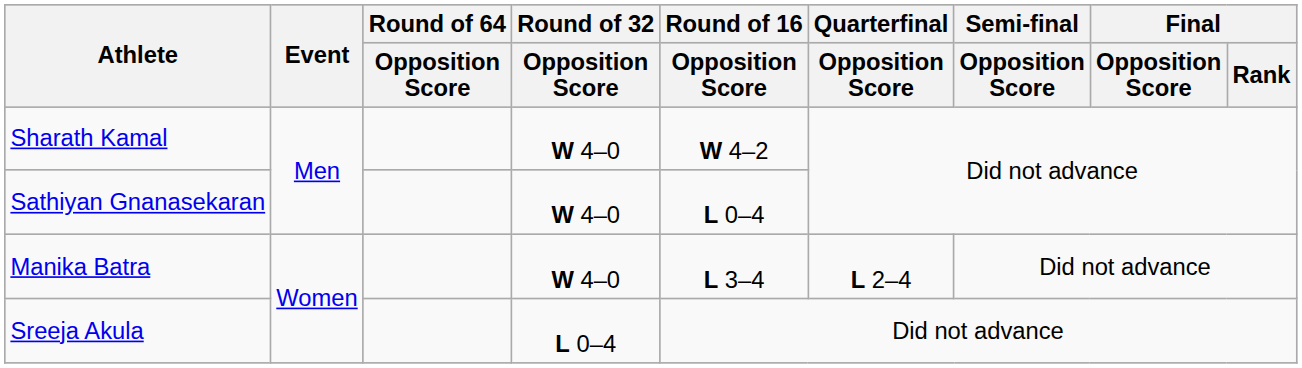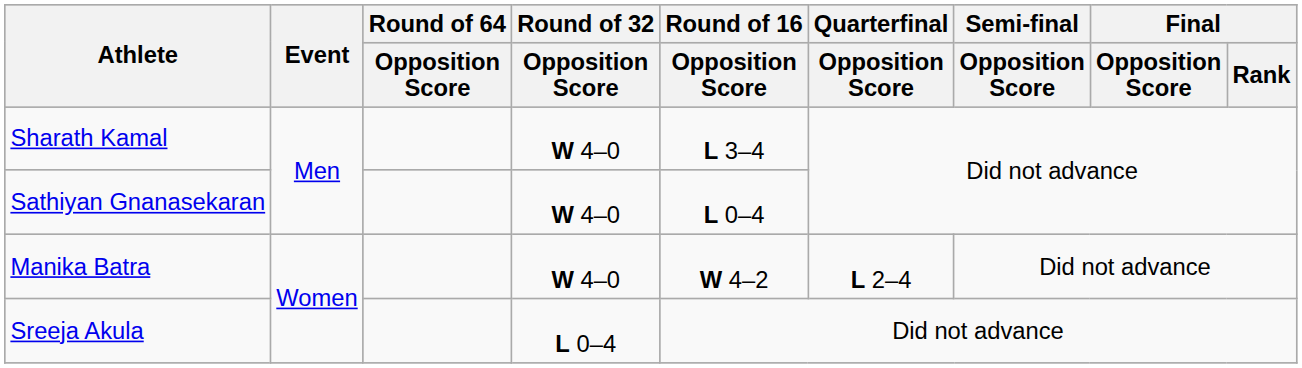(734, 152) W 4–2 -> (734, 152) L 3–4
(734, 280) L 3–4 -> (734, 280) W 4–2
